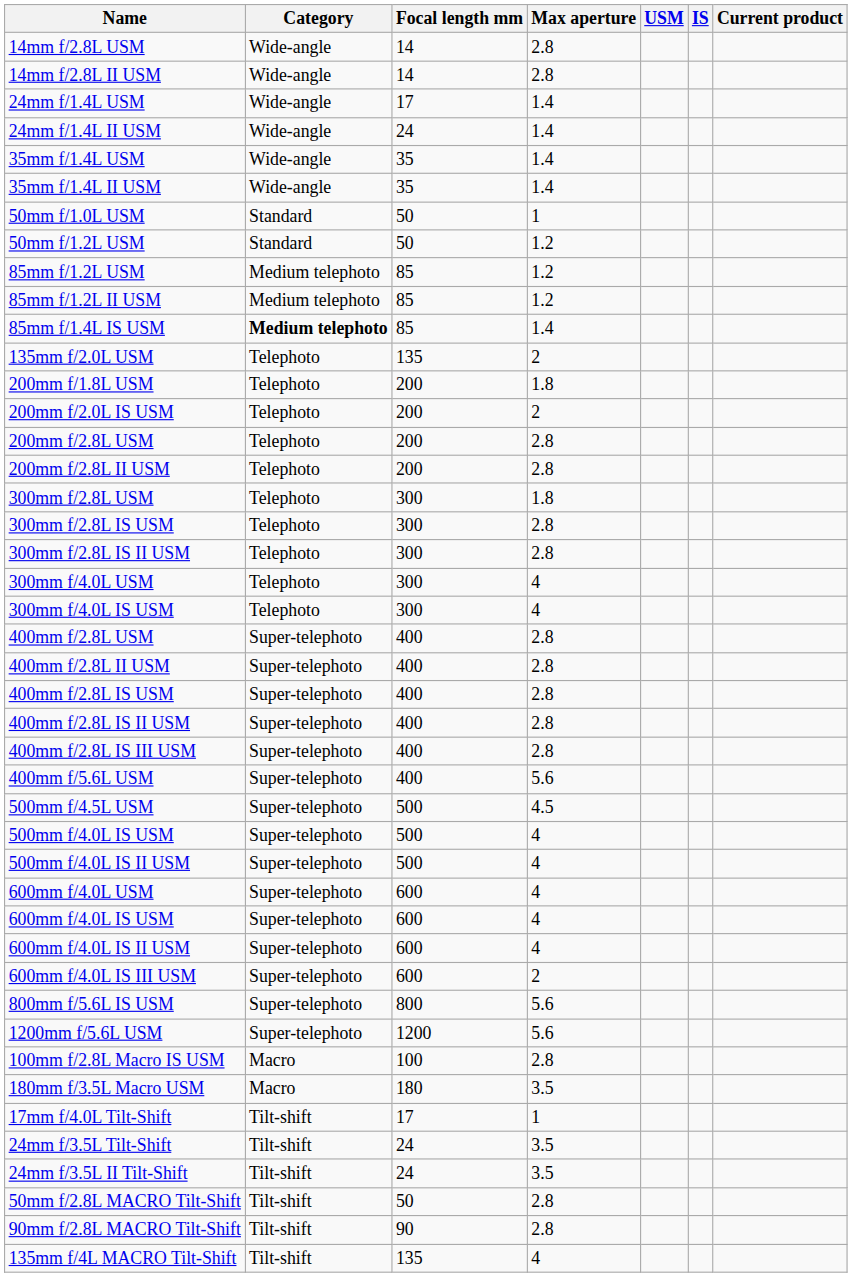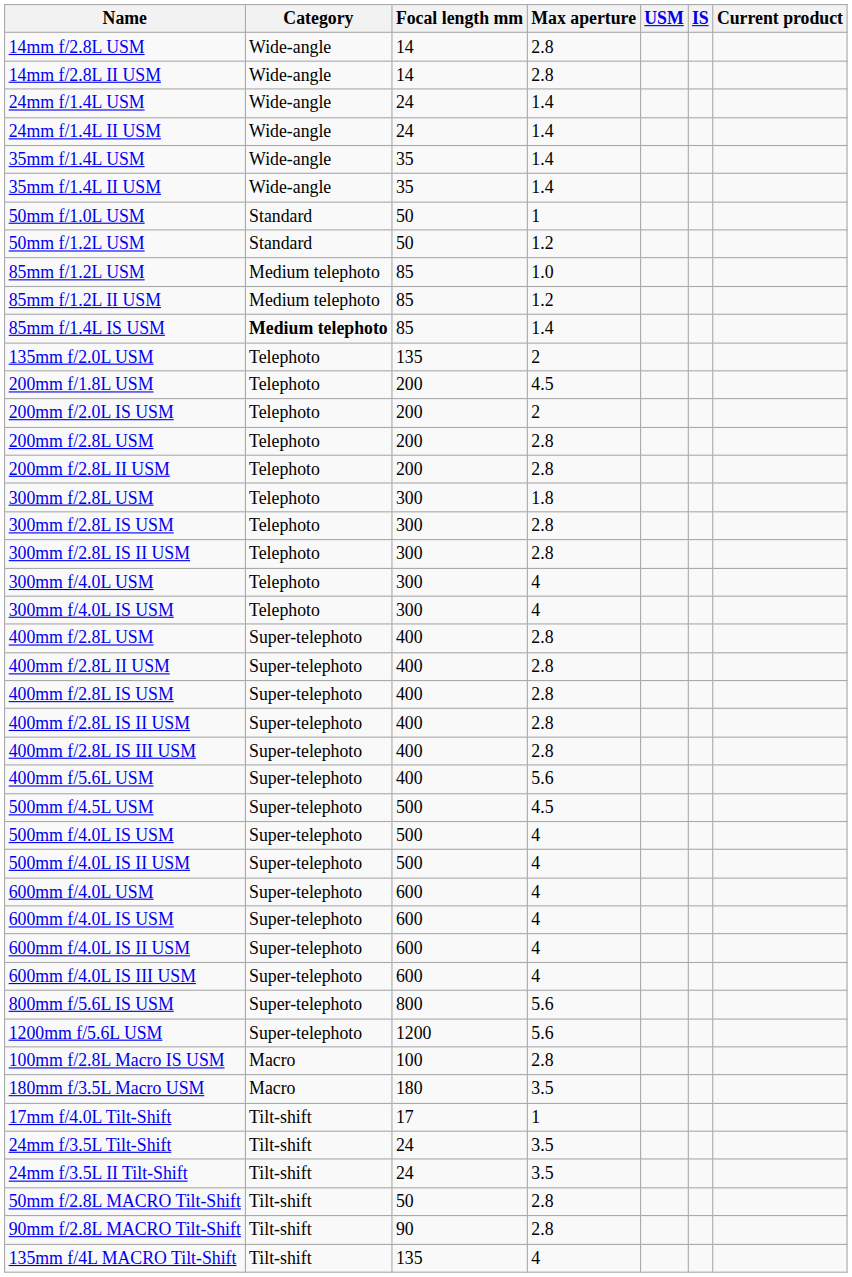(405, 103) 17 -> (405, 103) 24
(542, 272) 1.2 -> (542, 272) 1.0
(542, 384) 1.8 -> (542, 384) 4.5
(536, 976) 2 -> (536, 976) 4
